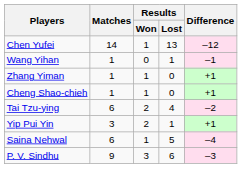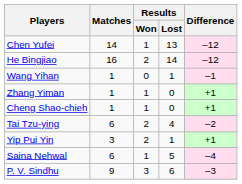+ row: (32, 60)
